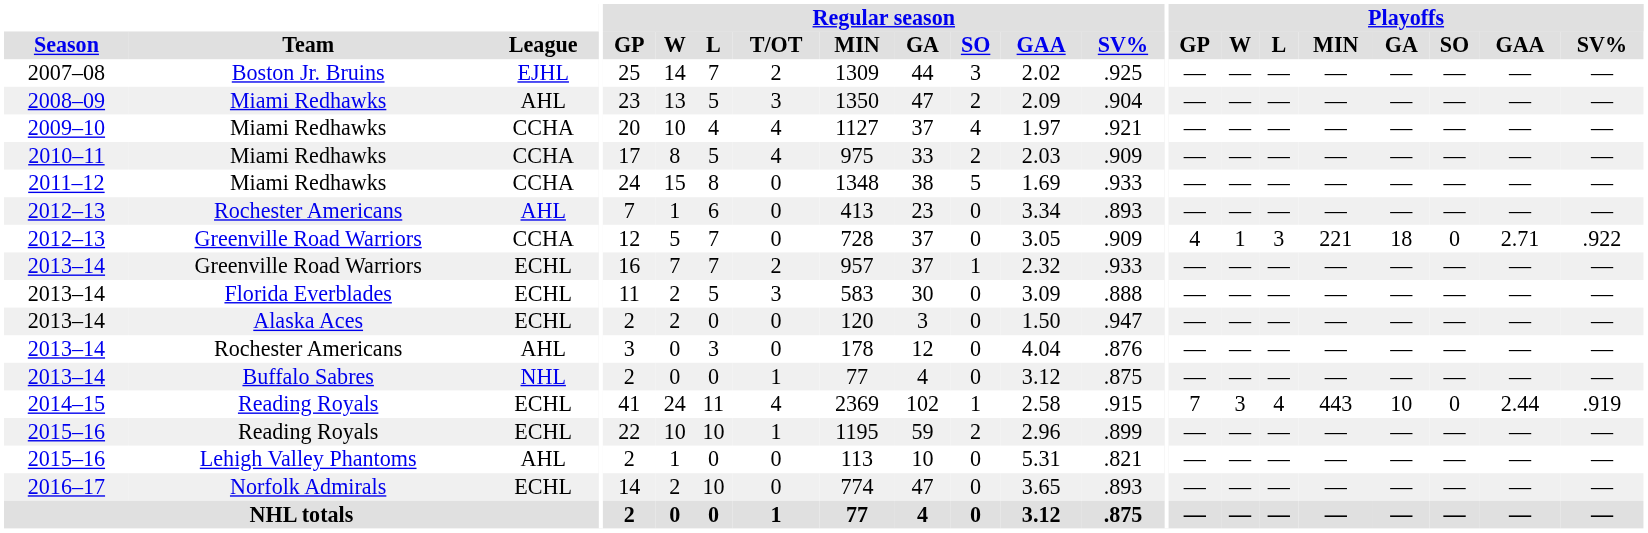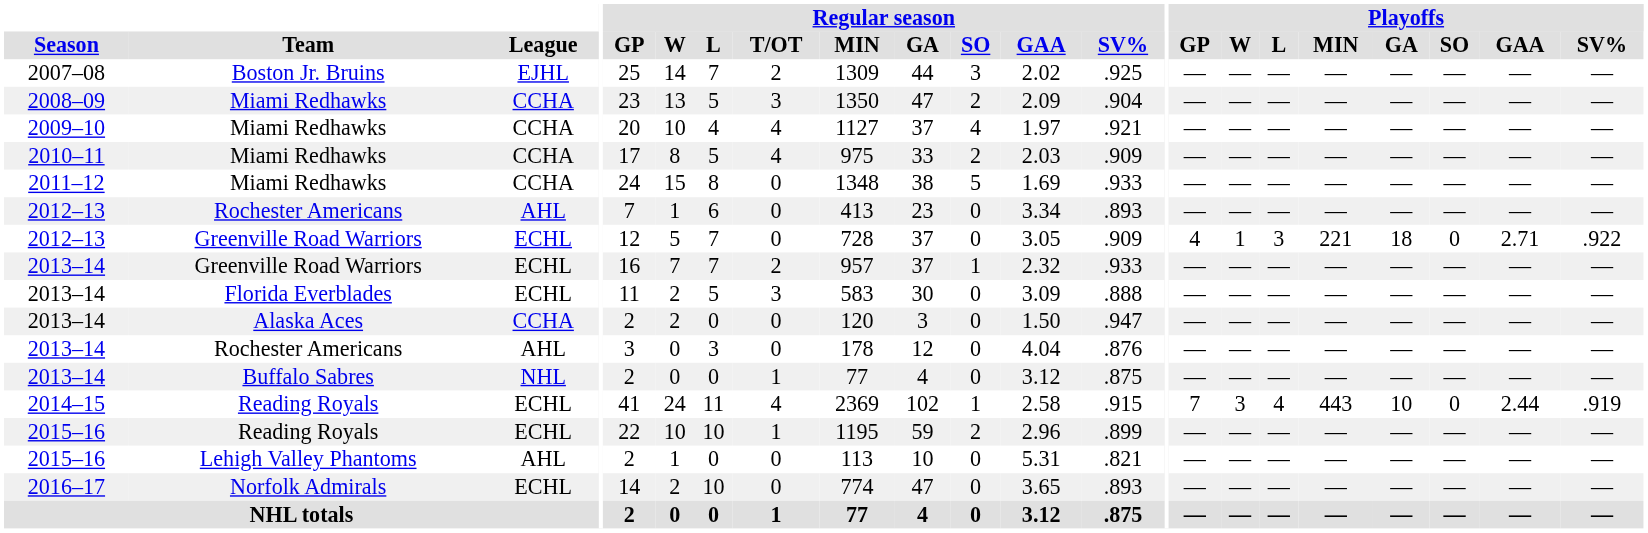(543, 100) AHL -> (543, 100) CCHA
(543, 238) CCHA -> (543, 238) ECHL
(543, 321) ECHL -> (543, 321) CCHA
